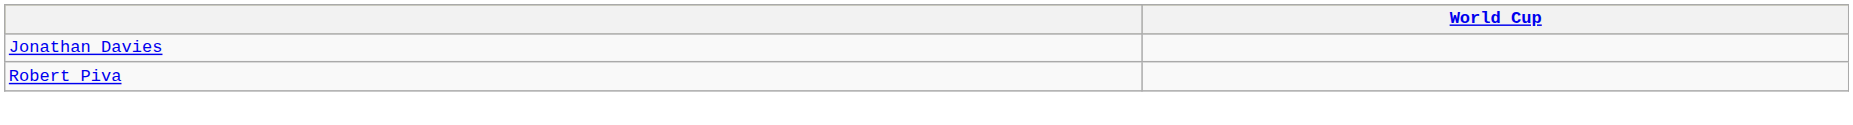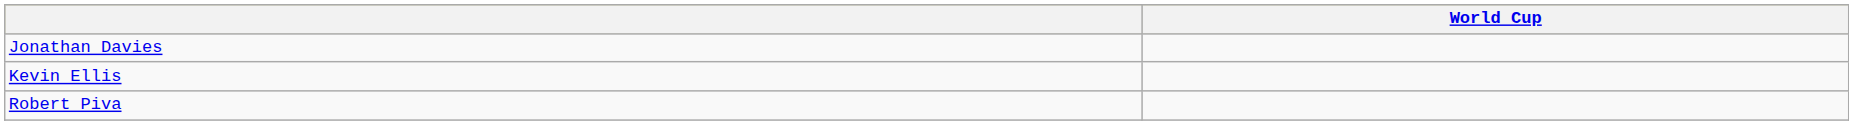+ row: (65, 76)
